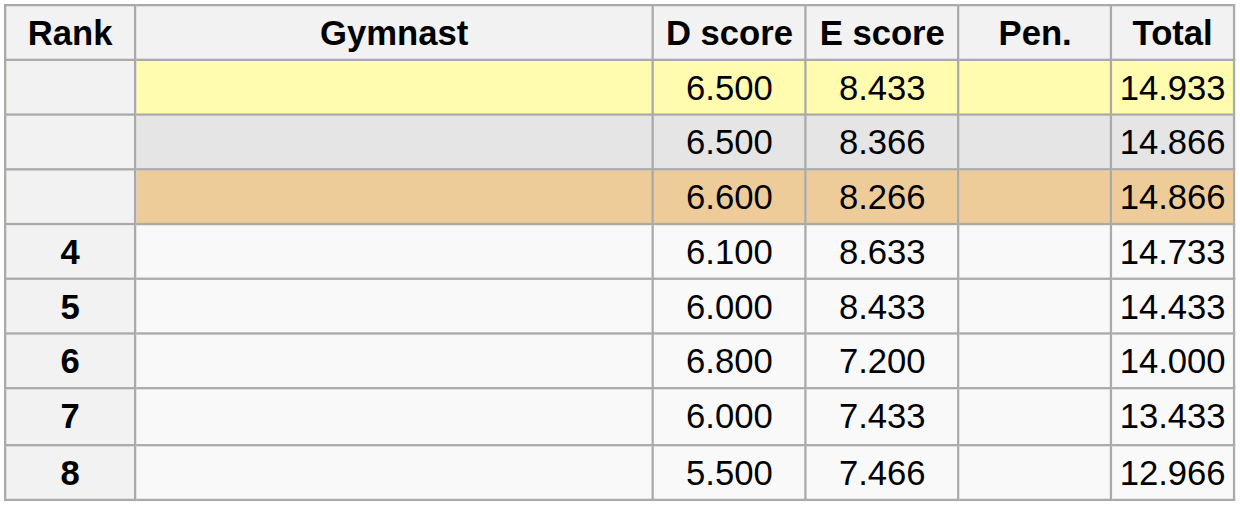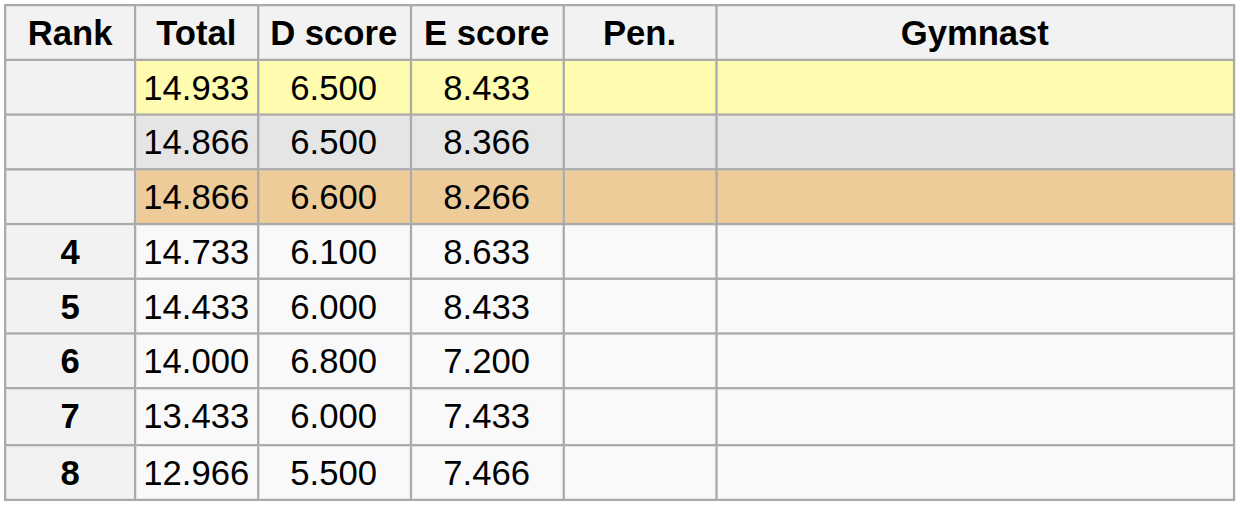columns swapped: (394, 33) <-> (1173, 33)
